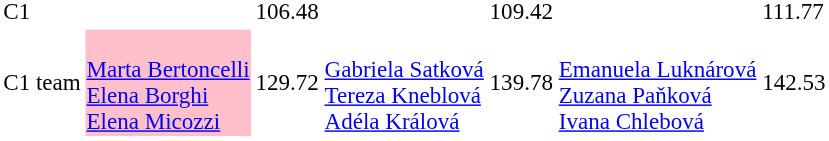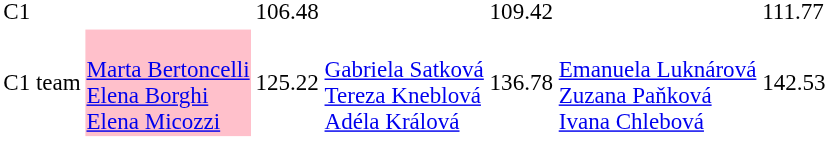(287, 82) 129.72 -> (287, 82) 125.22
(521, 82) 139.78 -> (521, 82) 136.78
